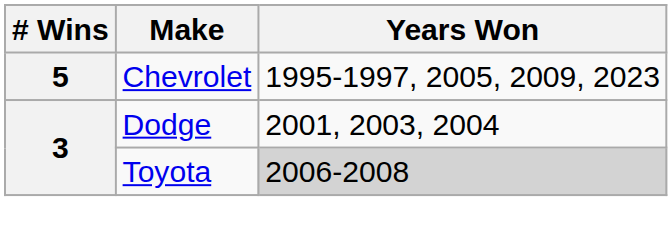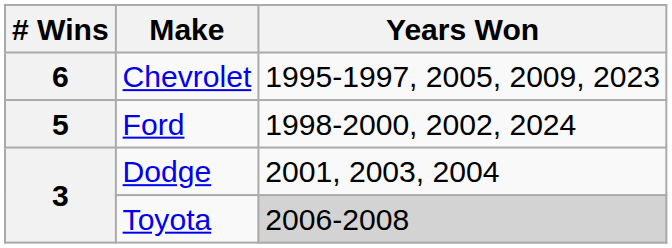(60, 77) 5 -> (60, 77) 6
+ row: (154, 124)
